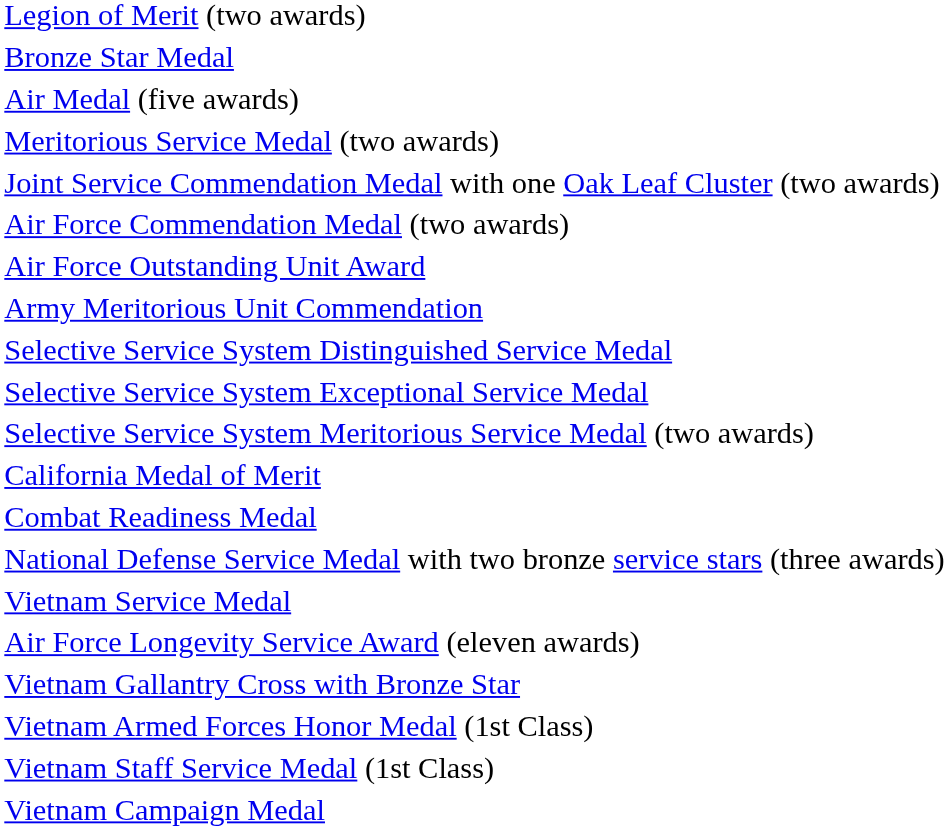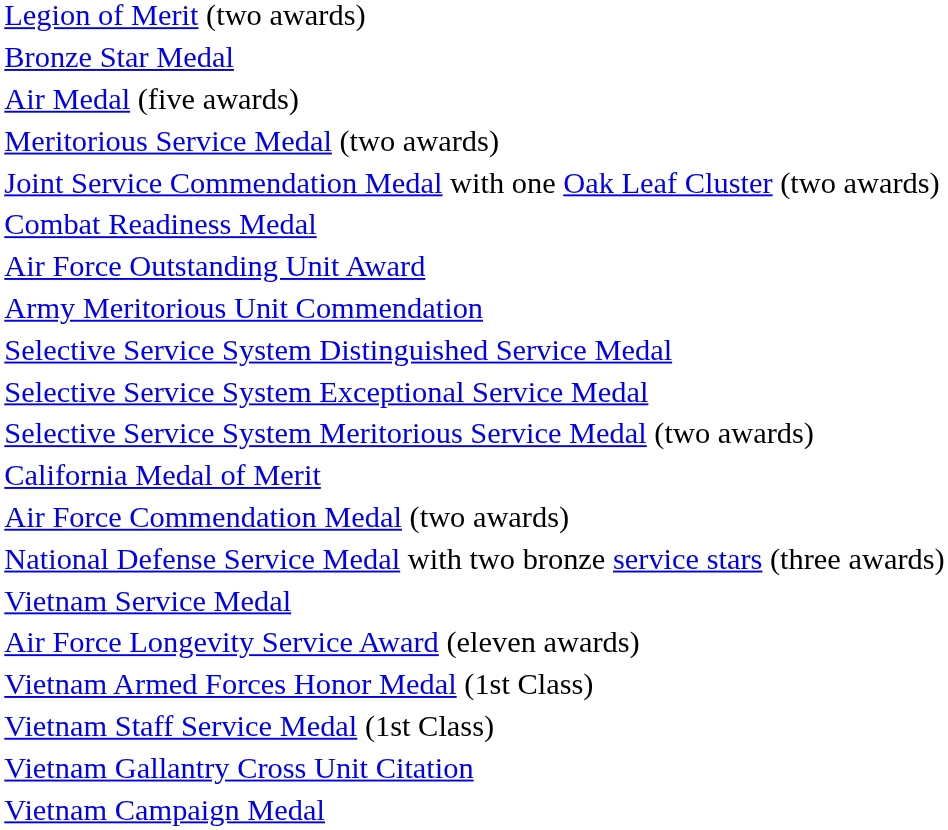rows swapped: (287, 224) <-> (161, 516)
- row: (262, 684)
+ row: (239, 767)
